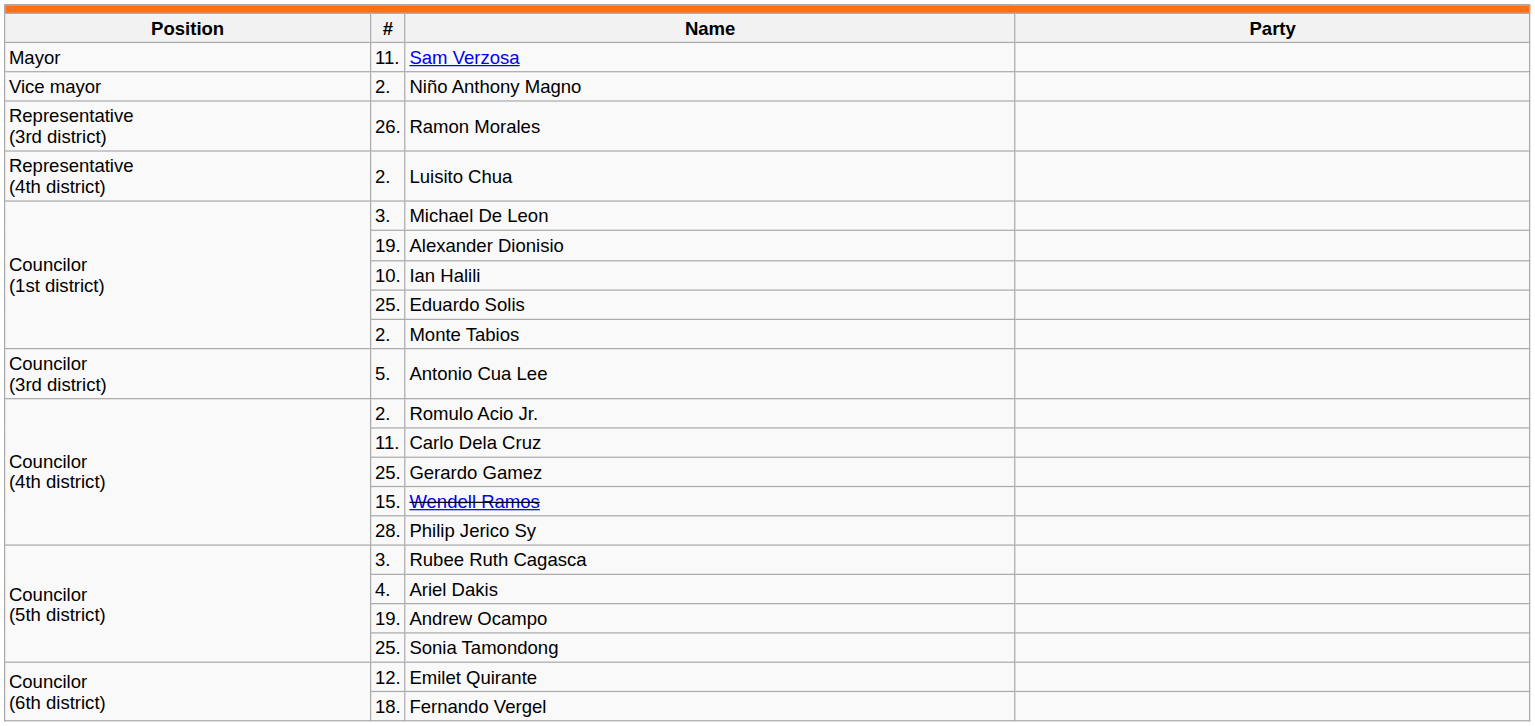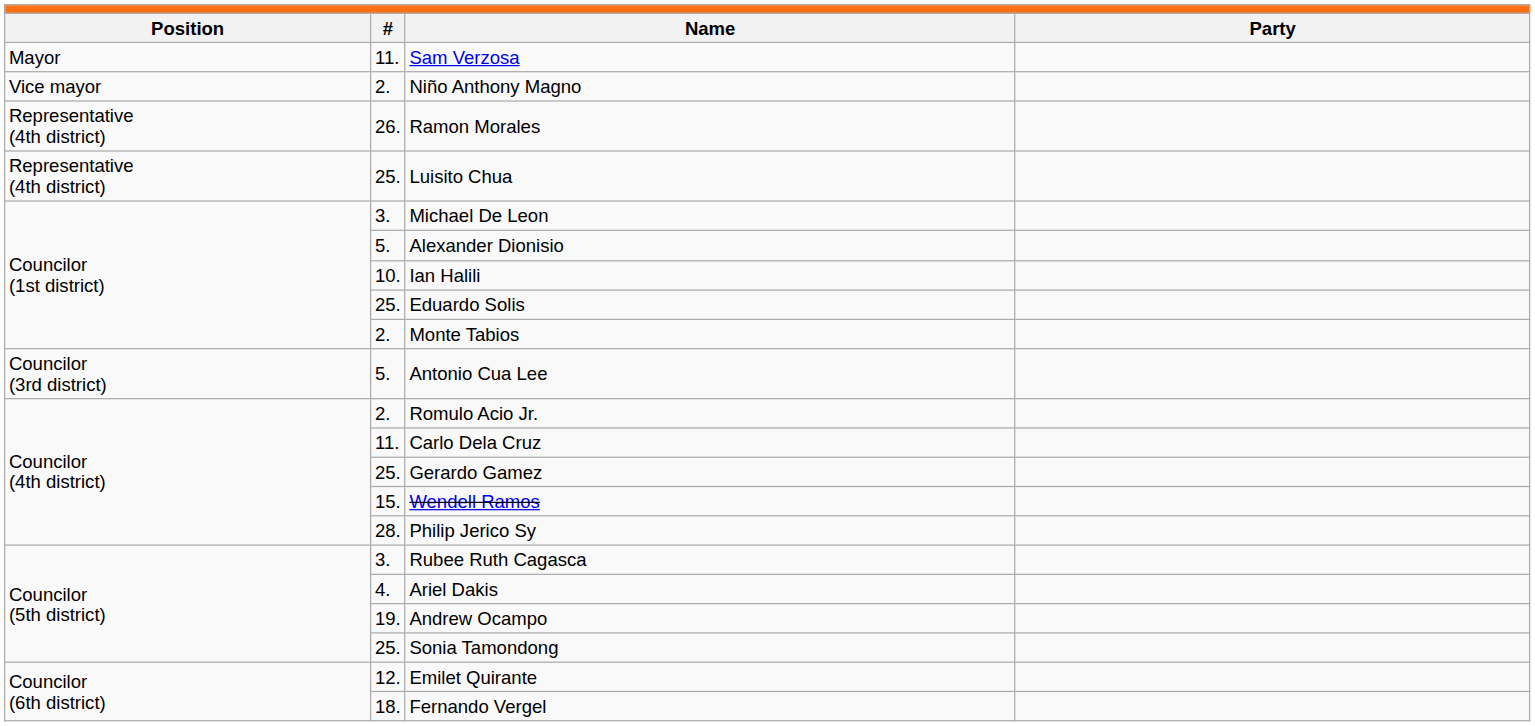(71, 127) Representative (3rd district) -> (71, 127) Representative (4th district)
(383, 177) 2. -> (388, 177) 25.
(388, 246) 19. -> (383, 246) 5.
